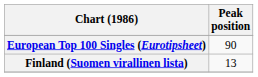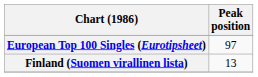(231, 44) 90 -> (231, 44) 97
